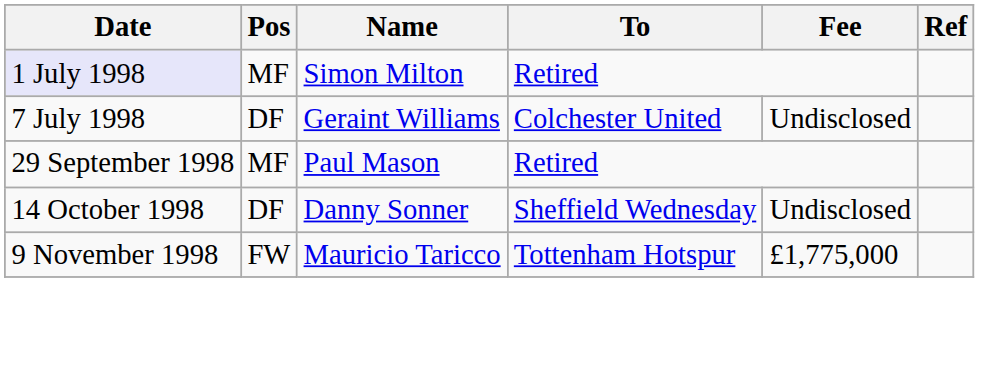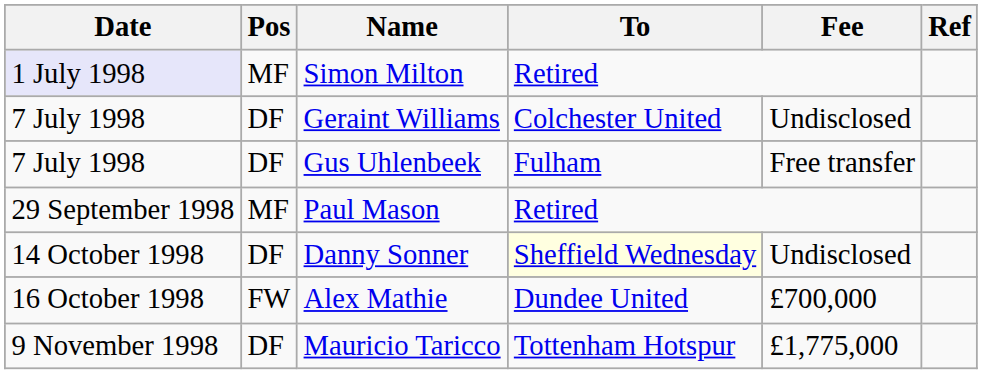+ row: (392, 163)
(635, 208) no background -> (635, 254) lightyellow background
+ row: (376, 299)
(269, 254) FW -> (266, 345) DF
